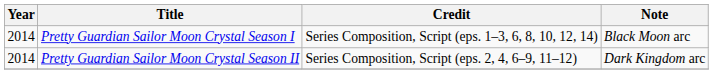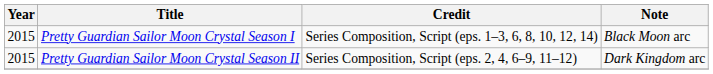(21, 36) 2014 -> (21, 36) 2015
(21, 58) 2014 -> (21, 58) 2015
